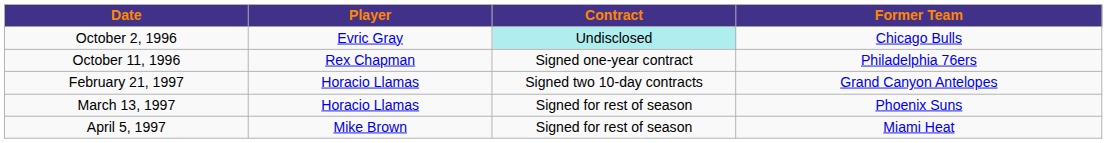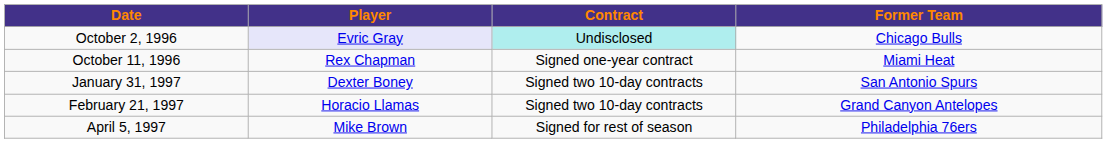(370, 37) no background -> (370, 37) lavender background
(919, 60) Philadelphia 76ers -> (919, 60) Miami Heat
+ row: (126, 82)
- row: (126, 104)
(919, 127) Miami Heat -> (919, 127) Philadelphia 76ers
